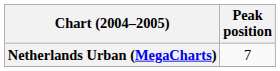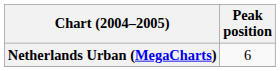(248, 54) 7 -> (248, 54) 6
